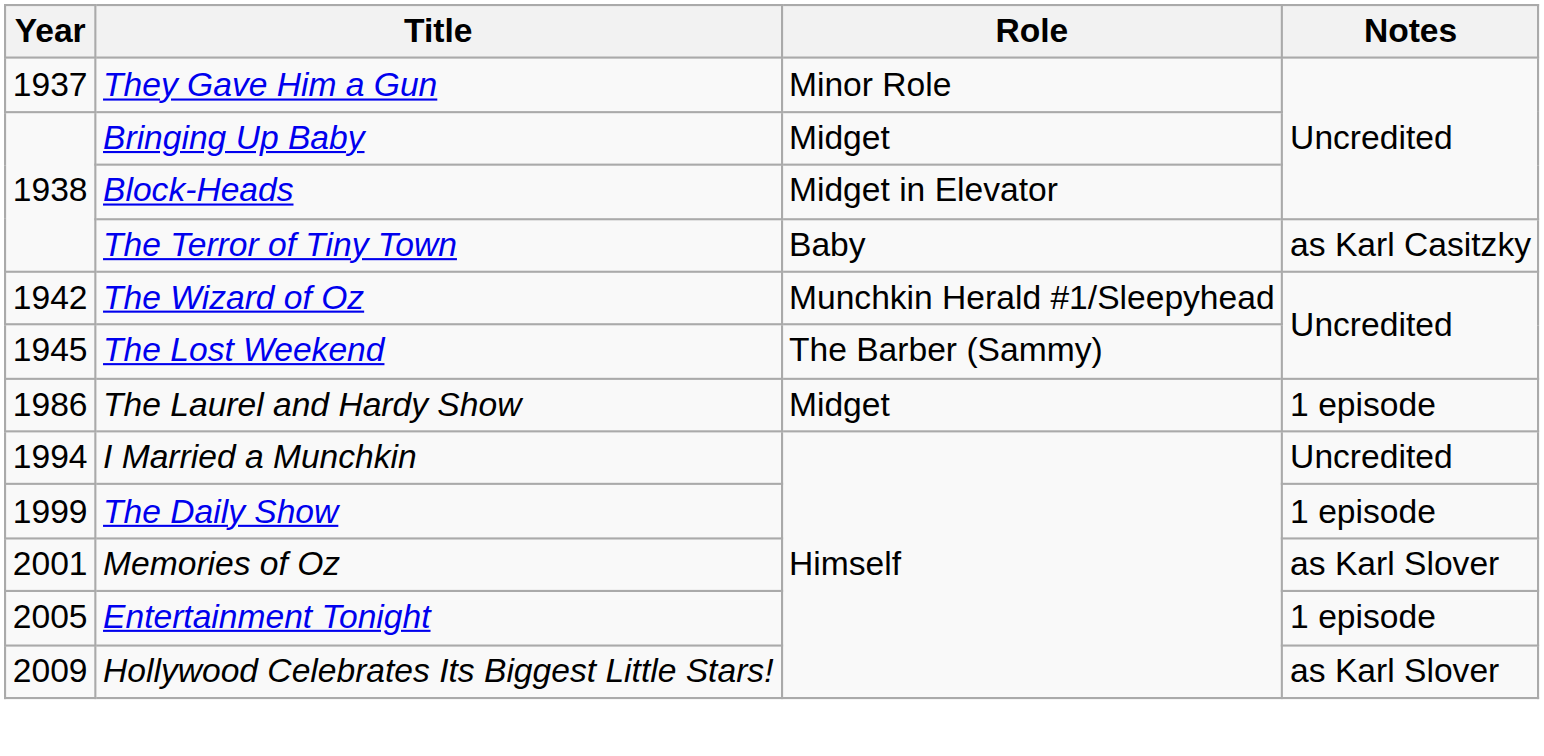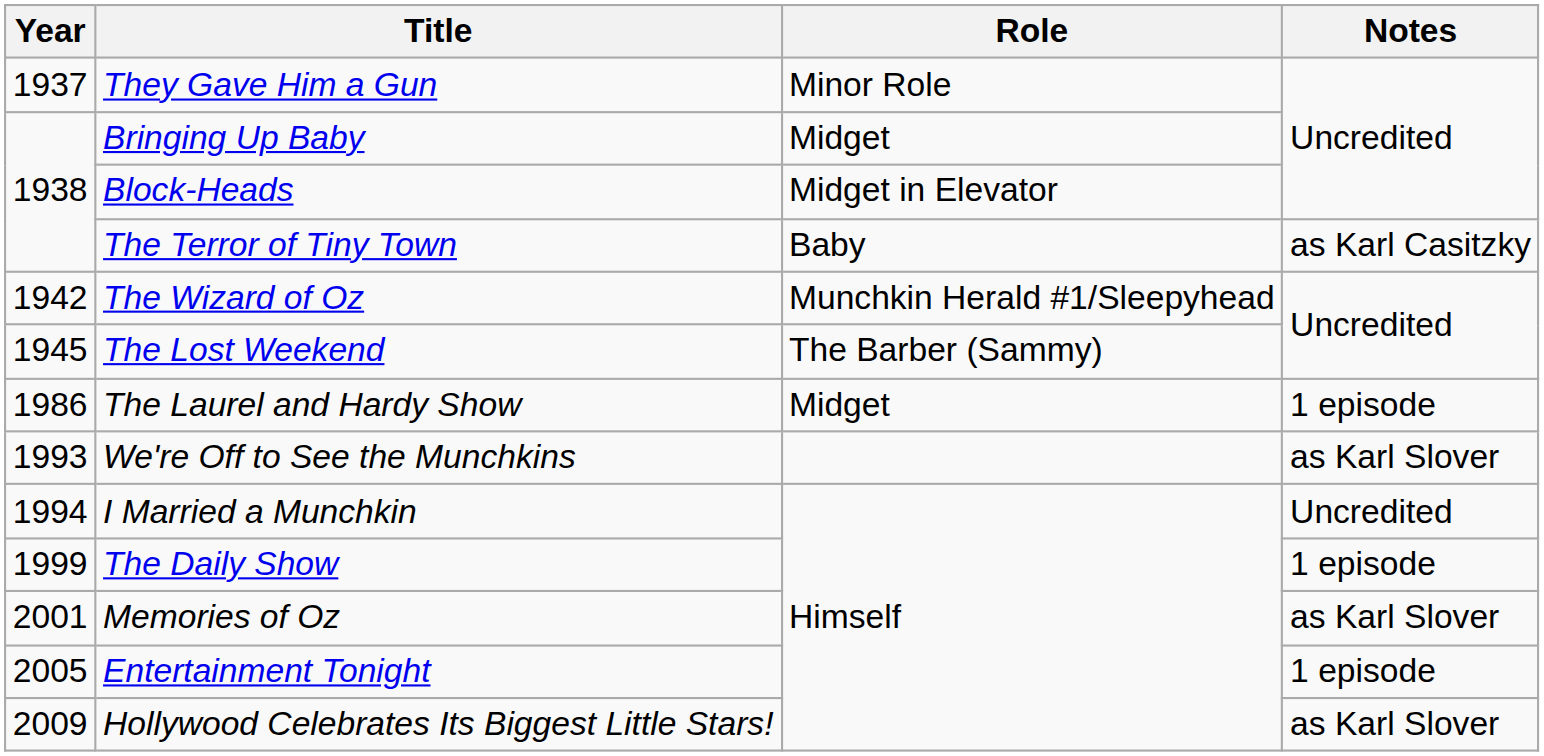+ row: (339, 457)
